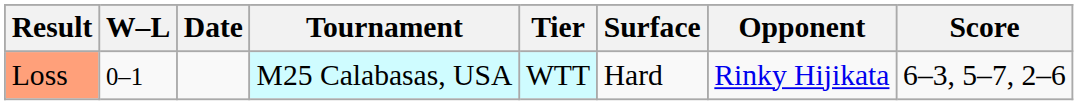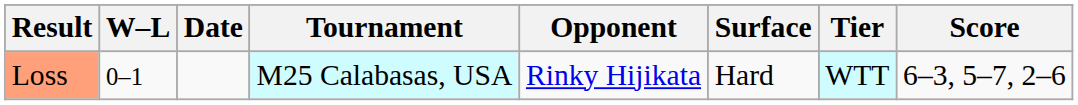columns swapped: (558, 27) <-> (802, 27)
